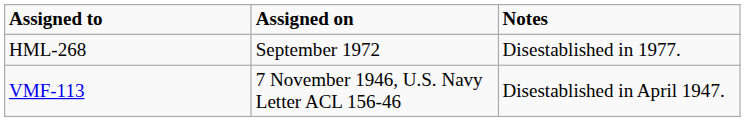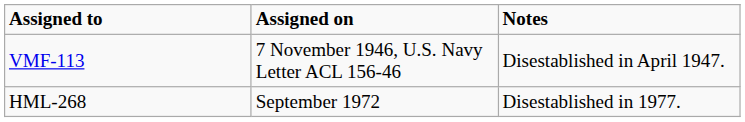rows swapped: (47, 90) <-> (48, 49)
